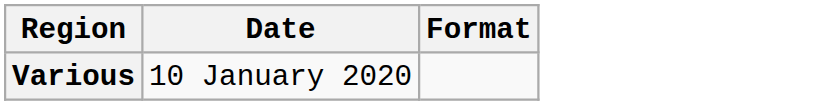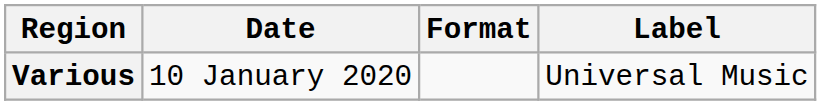+ column: (677, 29)
